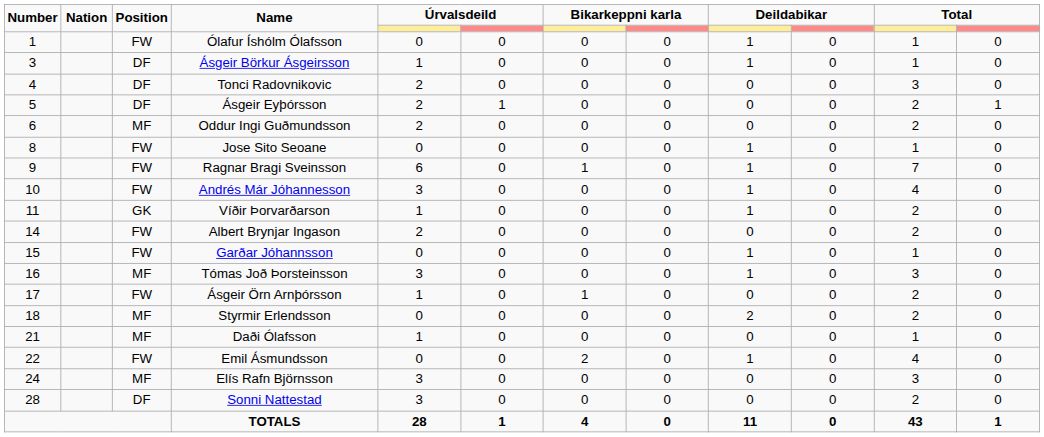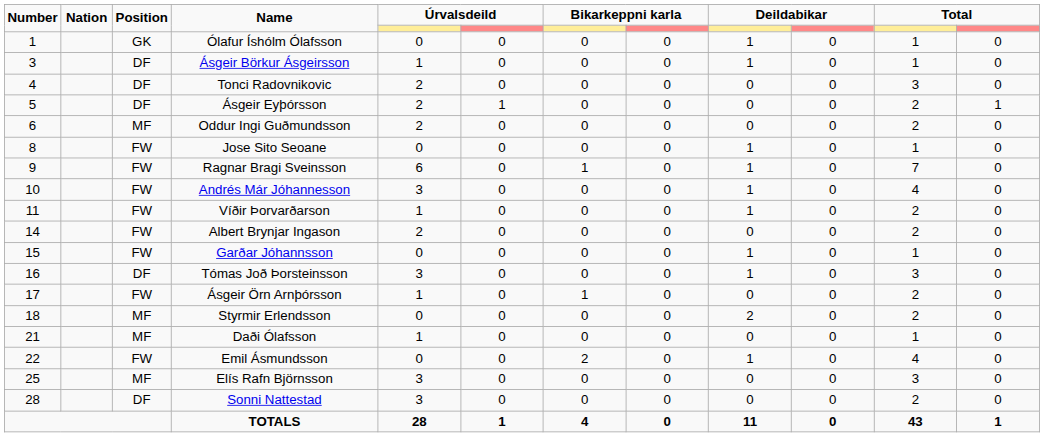(142, 42) FW -> (142, 42) GK
(142, 210) GK -> (142, 210) FW
(142, 273) MF -> (142, 273) DF
(33, 379) 24 -> (33, 379) 25
